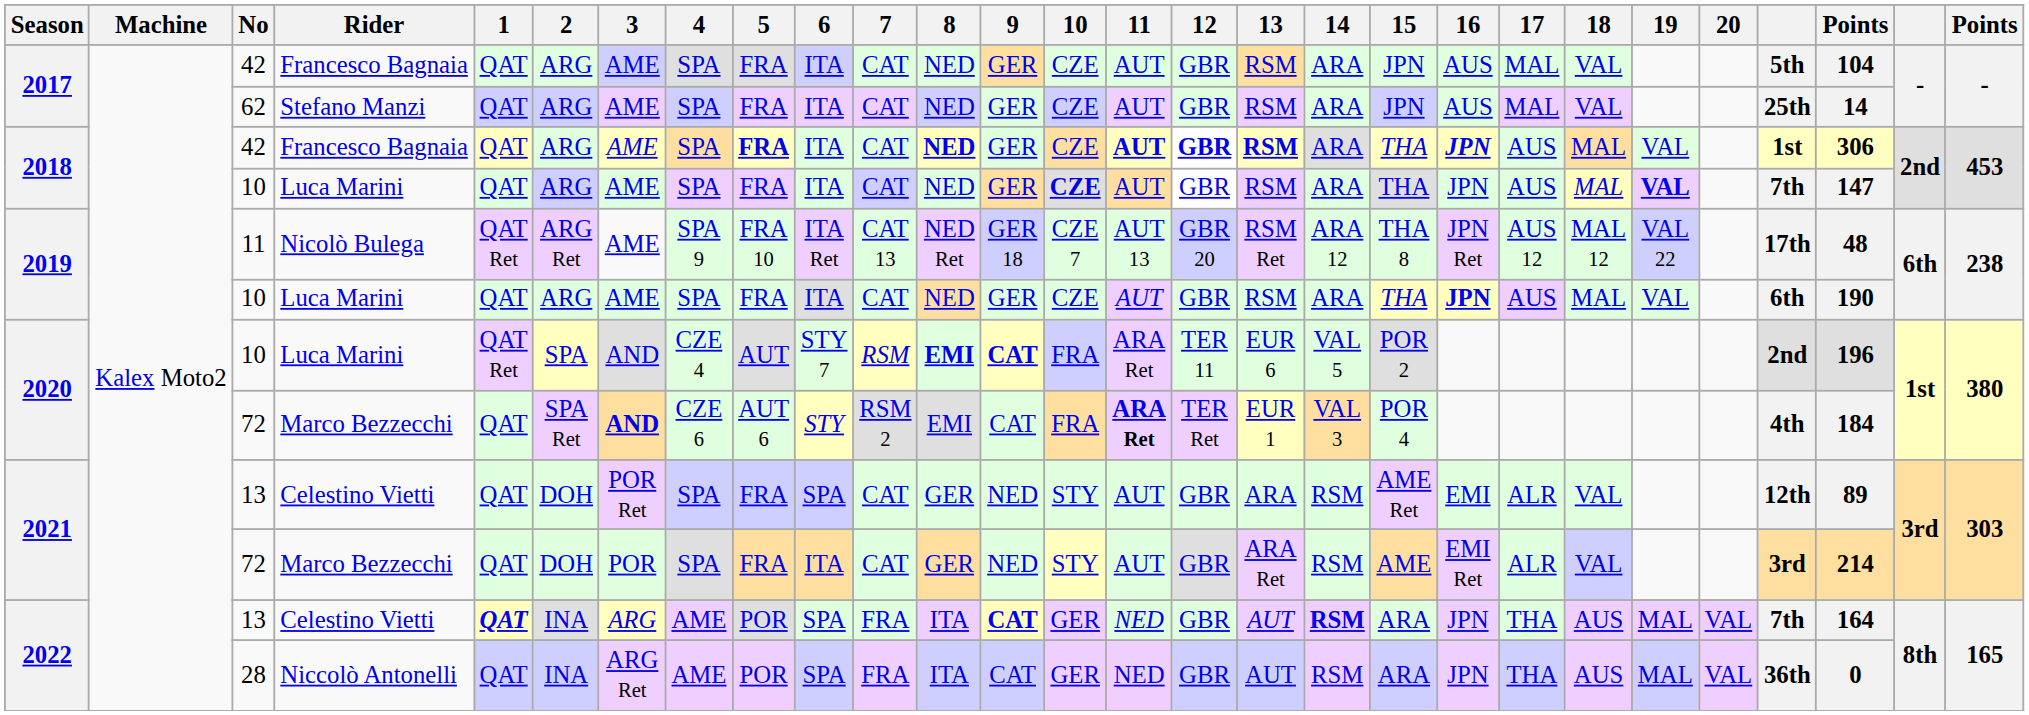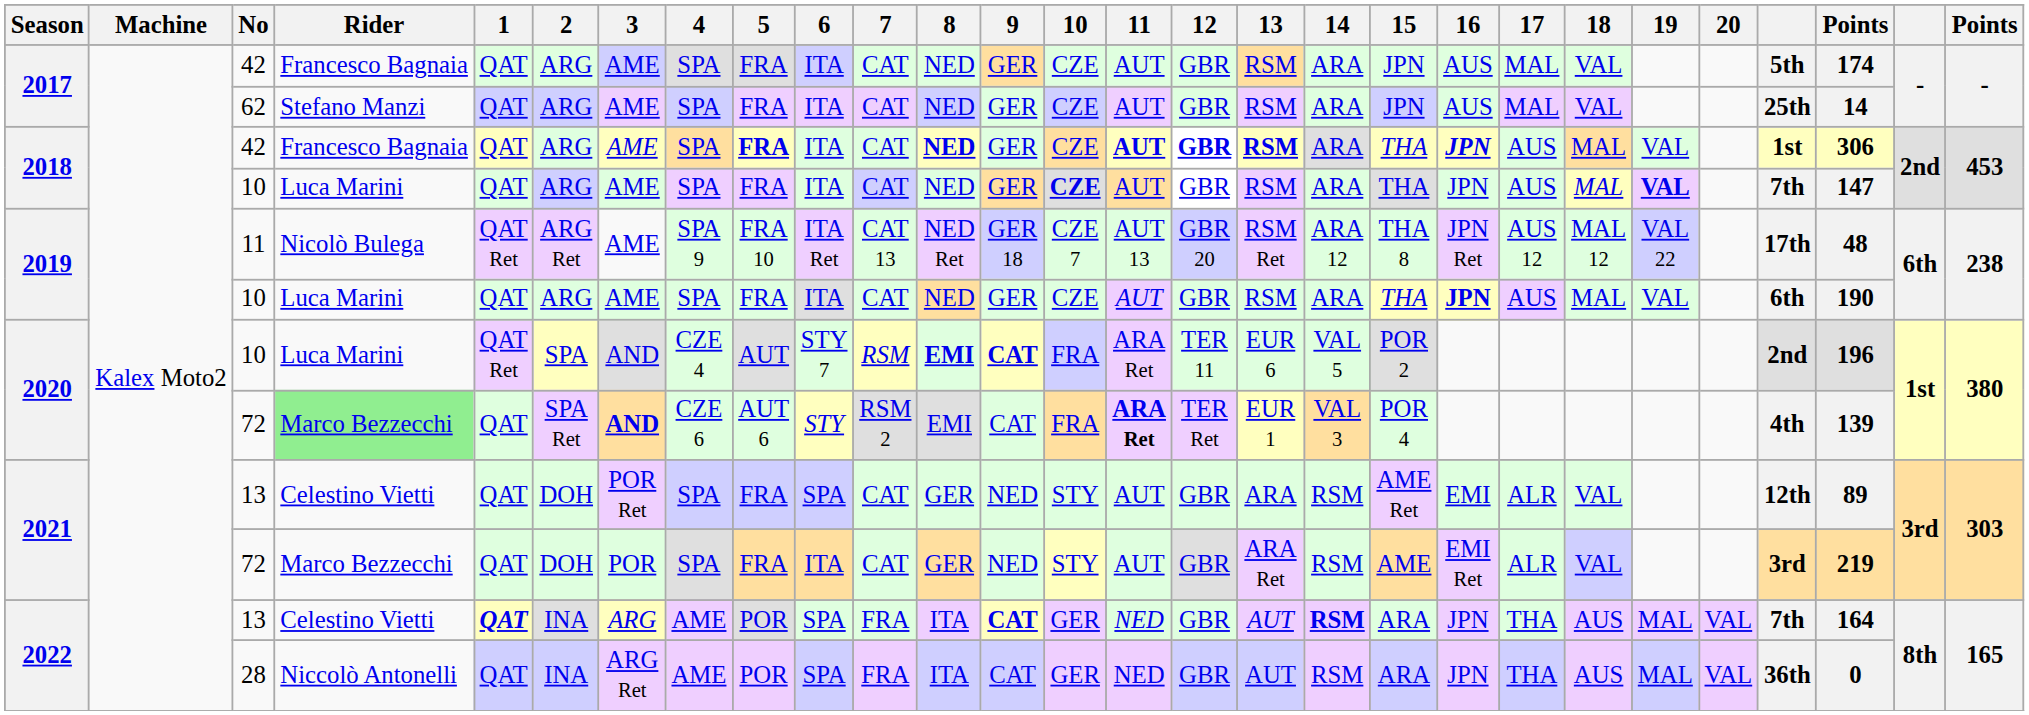(1855, 65) 104 -> (1855, 65) 174
(367, 424) no background -> (367, 424) lightgreen background
(1855, 424) 184 -> (1855, 424) 139
(1855, 563) 214 -> (1855, 563) 219
